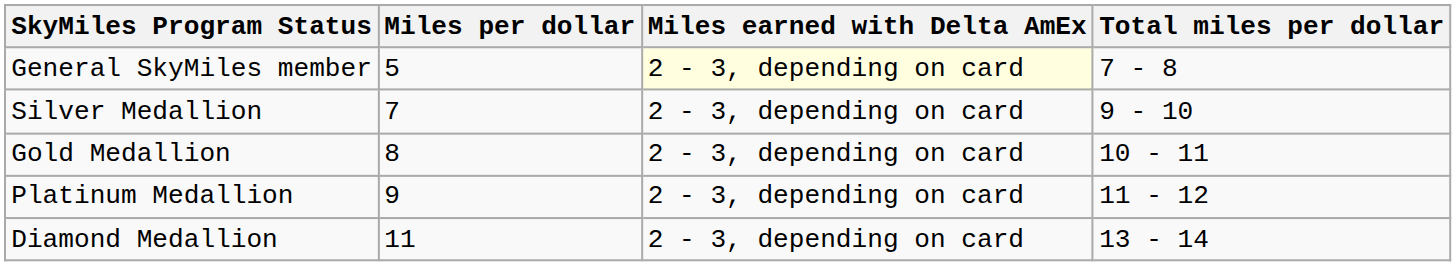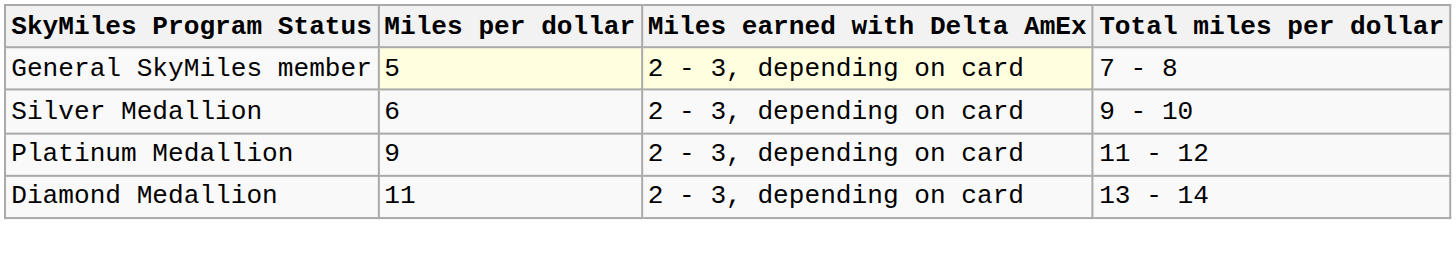(392, 69) no background -> (392, 69) lightyellow background
(392, 111) 7 -> (392, 111) 6
- row: (121, 154)
